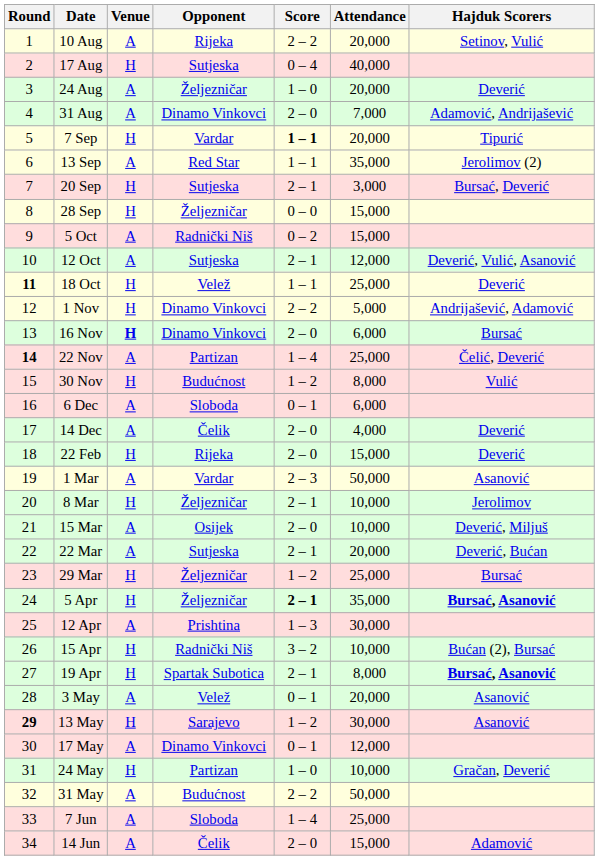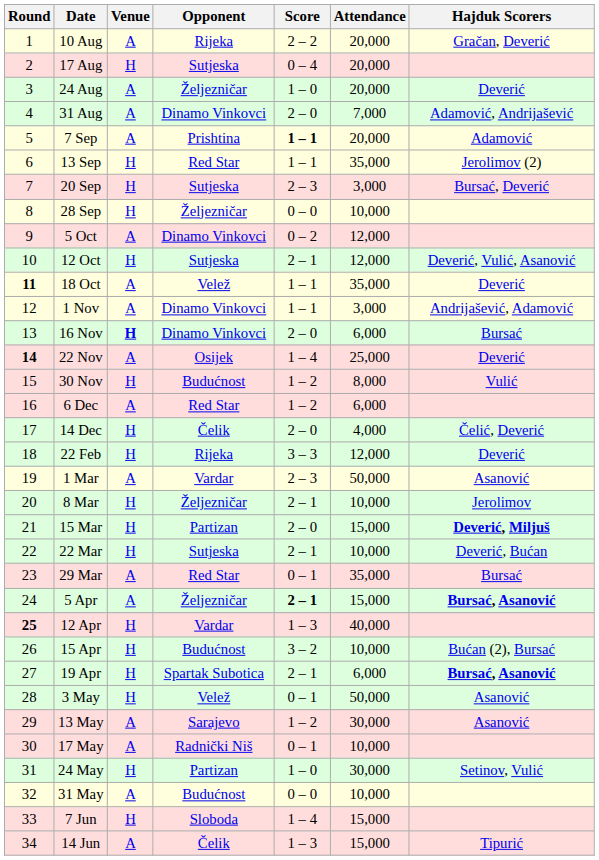(502, 41) Setinov, Vulić -> (502, 41) Gračan, Deverić
(370, 65) 40,000 -> (370, 65) 20,000
(130, 138) H -> (130, 138) A
(214, 138) Vardar -> (214, 138) Prishtina
(502, 138) Tipurić -> (502, 138) Adamović
(130, 162) A -> (130, 162) H
(302, 187) 2 – 1 -> (302, 187) 2 – 3
(370, 211) 15,000 -> (370, 211) 10,000
(214, 235) Radnički Niš -> (214, 235) Dinamo Vinkovci
(370, 235) 15,000 -> (370, 235) 12,000
(130, 259) A -> (130, 259) H
(130, 284) H -> (130, 284) A
(370, 284) 25,000 -> (370, 284) 35,000
(130, 308) H -> (130, 308) A
(302, 308) 2 – 2 -> (302, 308) 1 – 1
(370, 308) 5,000 -> (370, 308) 3,000
(214, 357) Partizan -> (214, 357) Osijek
(502, 357) Čelić, Deverić -> (502, 357) Deverić
(214, 405) Sloboda -> (214, 405) Red Star
(302, 405) 0 – 1 -> (302, 405) 1 – 2
(130, 430) A -> (130, 430) H
(502, 430) Deverić -> (502, 430) Čelić, Deverić
(302, 454) 2 – 0 -> (302, 454) 3 – 3
(370, 454) 15,000 -> (370, 454) 12,000
(130, 527) A -> (130, 527) H
(214, 527) Osijek -> (214, 527) Partizan
(370, 527) 10,000 -> (370, 527) 15,000
(502, 527) normal -> (502, 527) bold
(130, 551) A -> (130, 551) H
(370, 551) 20,000 -> (370, 551) 10,000
(130, 575) H -> (130, 575) A
(214, 575) Željezničar -> (214, 575) Red Star
(302, 575) 1 – 2 -> (302, 575) 0 – 1
(370, 575) 25,000 -> (370, 575) 35,000
(130, 600) H -> (130, 600) A
(370, 600) 35,000 -> (370, 600) 15,000
(29, 624) normal -> (29, 624) bold
(130, 624) A -> (130, 624) H
(214, 624) Prishtina -> (214, 624) Vardar
(370, 624) 30,000 -> (370, 624) 40,000
(214, 648) Radnički Niš -> (214, 648) Budućnost
(370, 673) 8,000 -> (370, 673) 6,000
(130, 697) A -> (130, 697) H
(370, 697) 20,000 -> (370, 697) 50,000
(29, 721) bold -> (29, 721) normal
(130, 721) H -> (130, 721) A
(214, 746) Dinamo Vinkovci -> (214, 746) Radnički Niš
(370, 746) 12,000 -> (370, 746) 10,000
(370, 770) 10,000 -> (370, 770) 30,000
(502, 770) Gračan, Deverić -> (502, 770) Setinov, Vulić
(302, 794) 2 – 2 -> (302, 794) 0 – 0
(370, 794) 50,000 -> (370, 794) 10,000
(130, 819) A -> (130, 819) H
(370, 819) 25,000 -> (370, 819) 15,000
(302, 843) 2 – 0 -> (302, 843) 1 – 3
(502, 843) Adamović -> (502, 843) Tipurić
